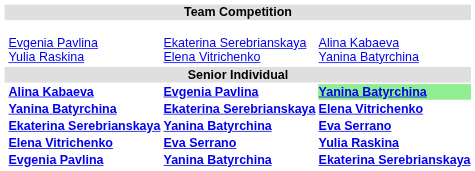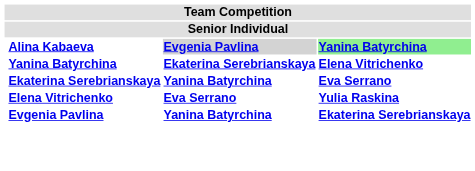- row: (53, 50)
(211, 92) no background -> (211, 46) lightgrey background
